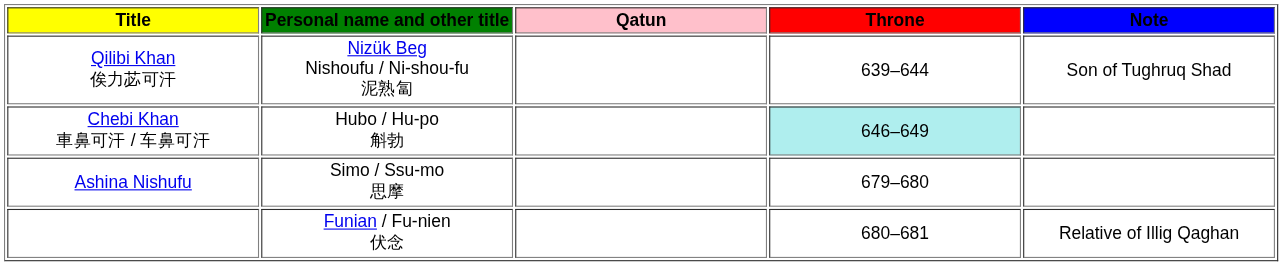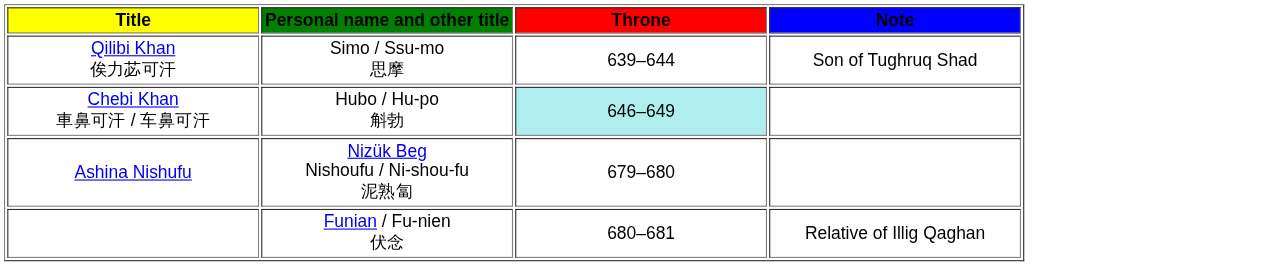- column: (641, 20)
(387, 68) Nizük Beg Nishoufu / Ni-shou-fu 泥熟匐 -> (387, 59) Simo / Ssu-mo 思摩
(387, 181) Simo / Ssu-mo 思摩 -> (387, 171) Nizük Beg Nishoufu / Ni-shou-fu 泥熟匐
